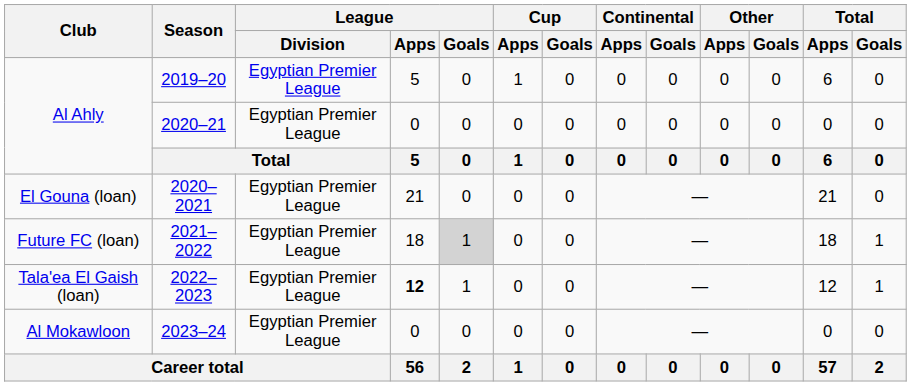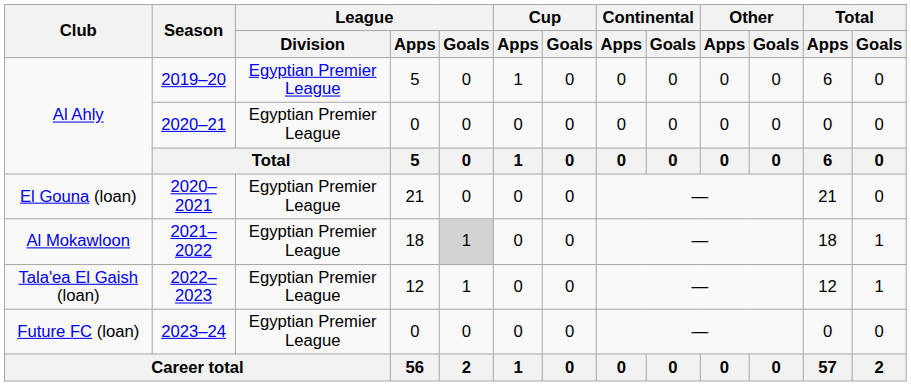(78, 241) Future FC (loan) -> (78, 241) Al Mokawloon
(415, 286) bold -> (415, 286) normal
(78, 331) Al Mokawloon -> (78, 331) Future FC (loan)
